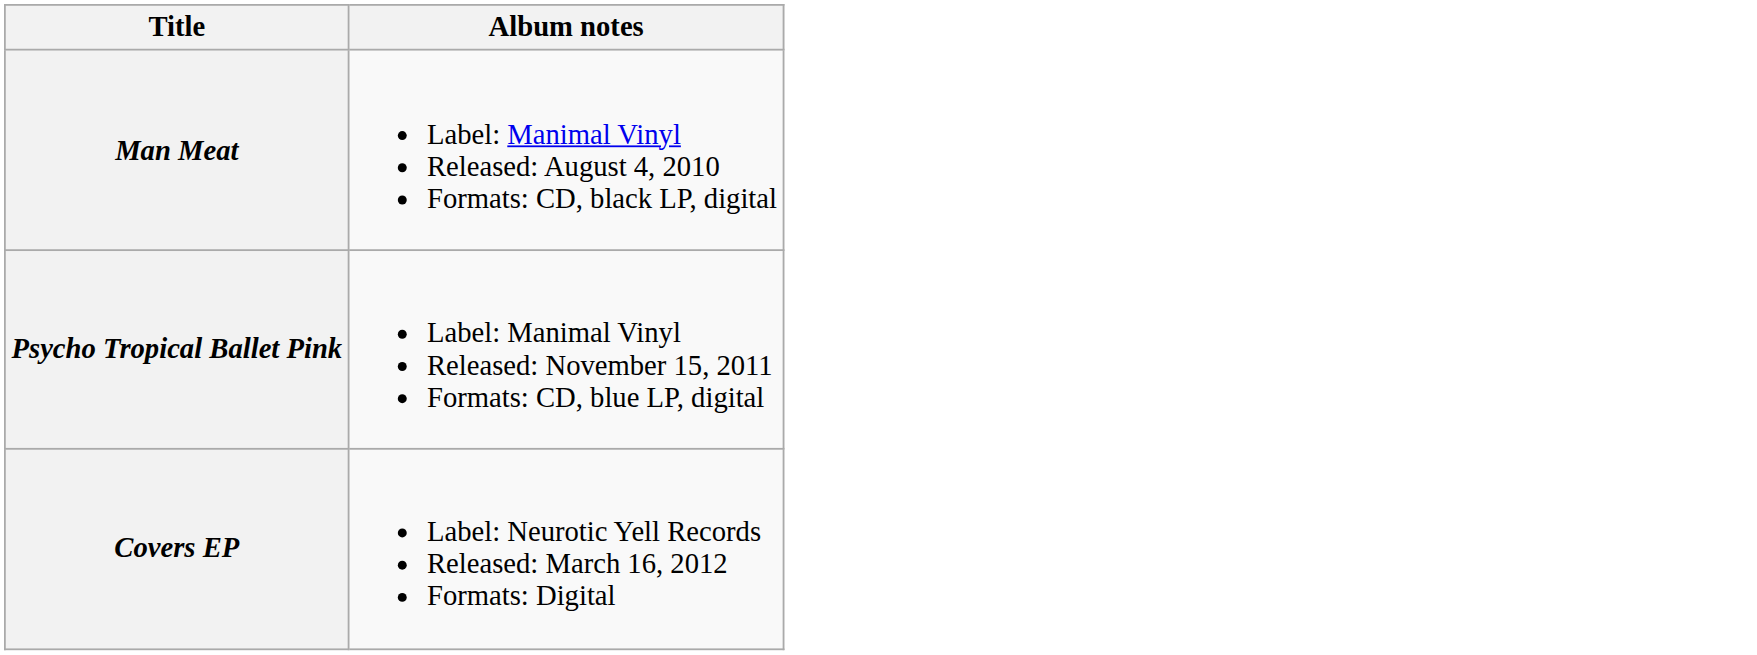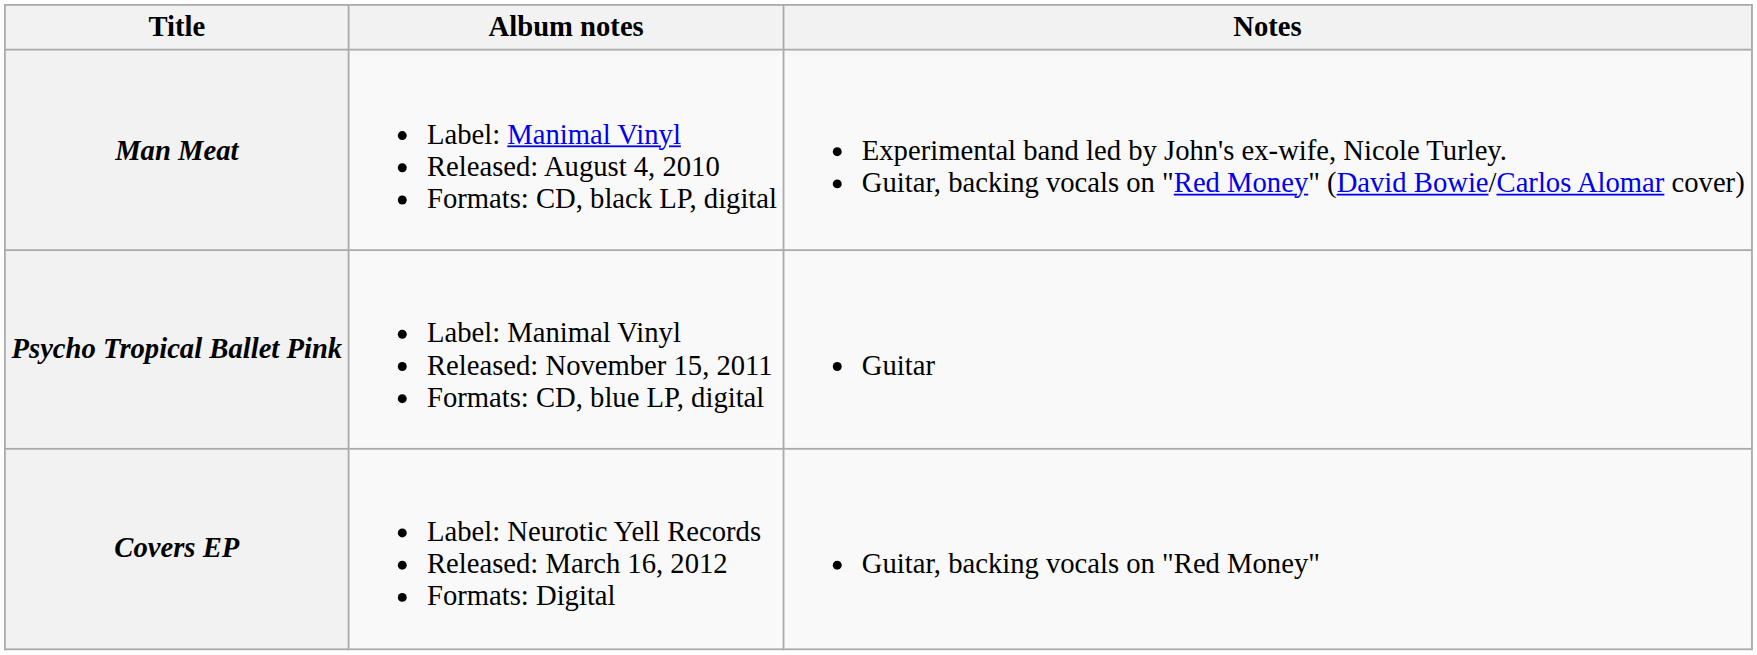+ column: (1267, 27)
